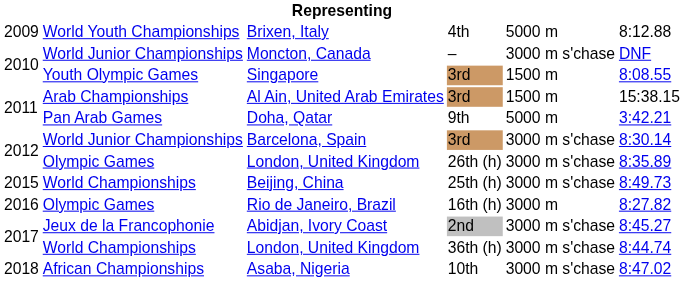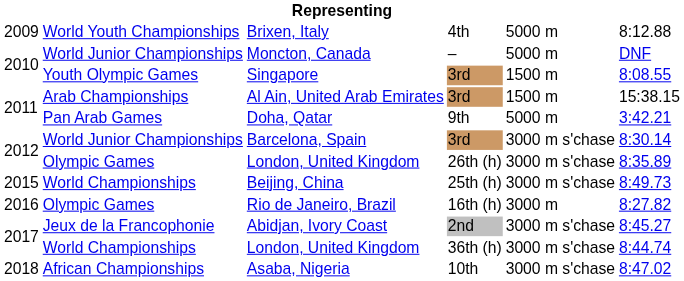(560, 53) 3000 m s'chase -> (532, 53) 5000 m
